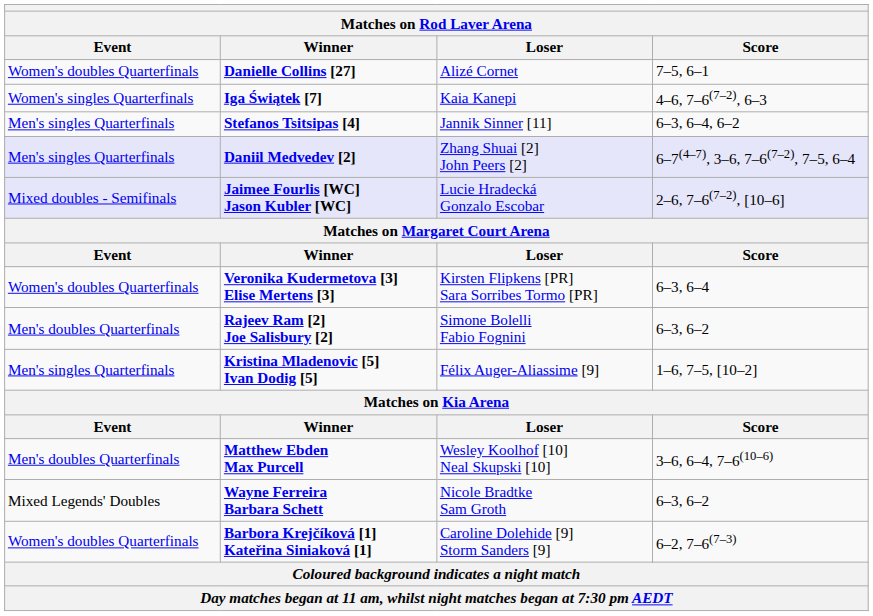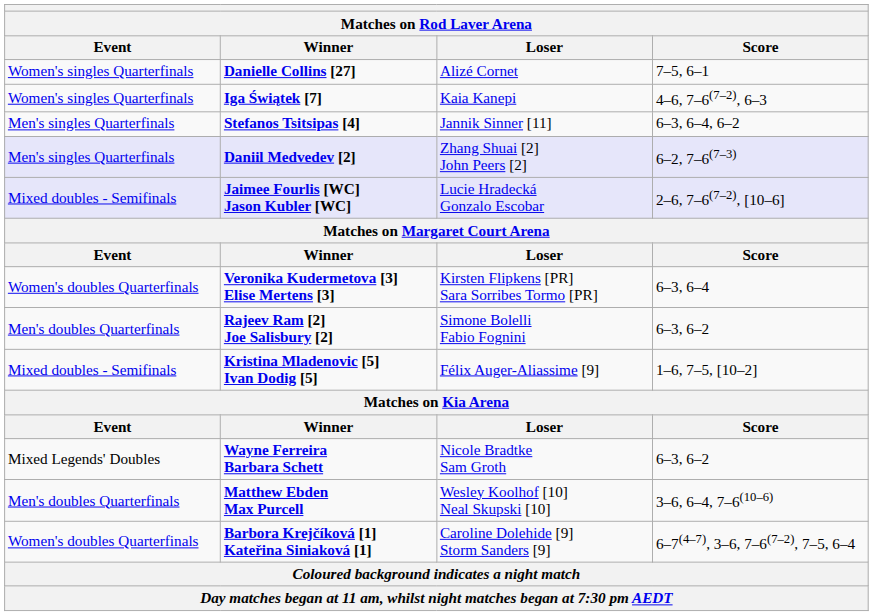(103, 71) Women's doubles Quarterfinals -> (101, 71) Women's singles Quarterfinals
(756, 156) 6–7(4–7), 3–6, 7–6(7–2), 7–5, 6–4 -> (696, 156) 6–2, 7–6(7–3)
(91, 369) Men's singles Quarterfinals -> (92, 369) Mixed doubles - Semifinals
rows swapped: (275, 500) <-> (276, 459)
(696, 541) 6–2, 7–6(7–3) -> (756, 541) 6–7(4–7), 3–6, 7–6(7–2), 7–5, 6–4
